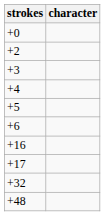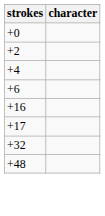- row: (13, 70)
- row: (13, 107)
